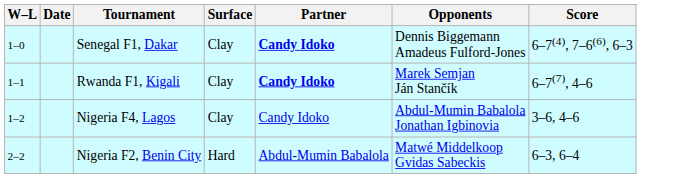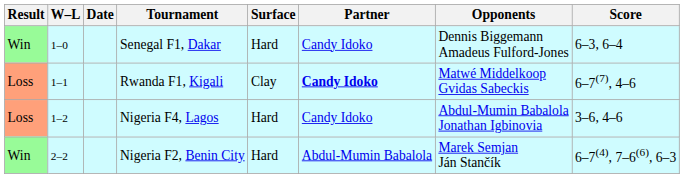+ column: (26, 15)
(221, 44) Clay -> (265, 44) Hard
(297, 44) bold -> (337, 44) normal
(582, 44) 6–7(4), 7–6(6), 6–3 -> (599, 44) 6–3, 6–4
(435, 81) Marek Semjan Ján Stančík -> (492, 81) Matwé Middelkoop Gvidas Sabeckis
(221, 118) Clay -> (265, 118) Hard
(449, 155) Matwé Middelkoop Gvidas Sabeckis -> (478, 155) Marek Semjan Ján Stančík
(555, 155) 6–3, 6–4 -> (626, 155) 6–7(4), 7–6(6), 6–3
